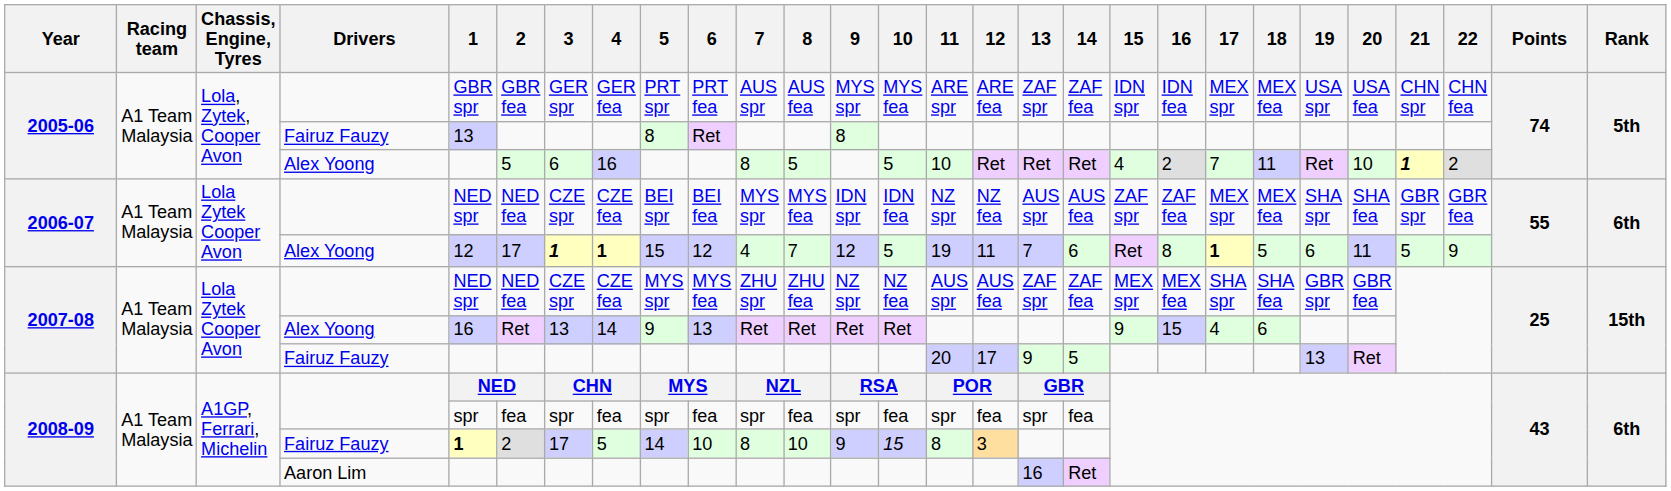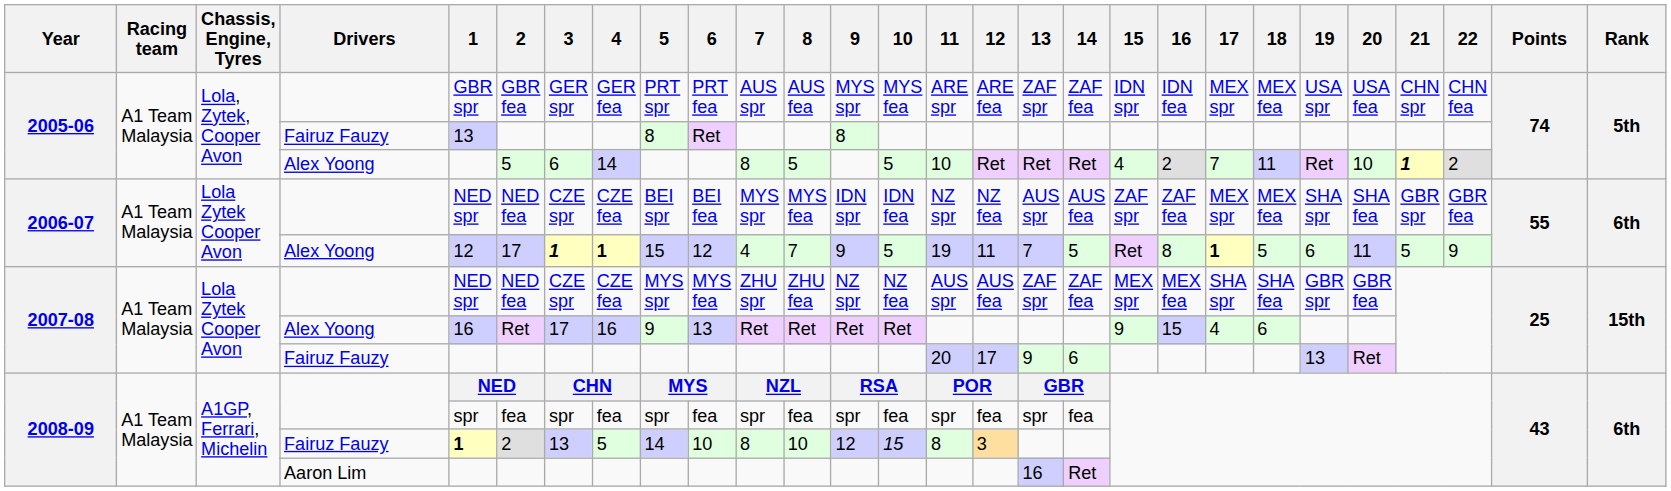(607, 164) 16 -> (607, 164) 14
(845, 250) 12 -> (840, 250) 9
(1073, 250) 6 -> (1073, 250) 5
(559, 329) 13 -> (559, 329) 17
(607, 329) 14 -> (607, 329) 16
(1073, 358) 5 -> (1073, 358) 6
(559, 443) 17 -> (559, 443) 13
(840, 443) 9 -> (845, 443) 12
